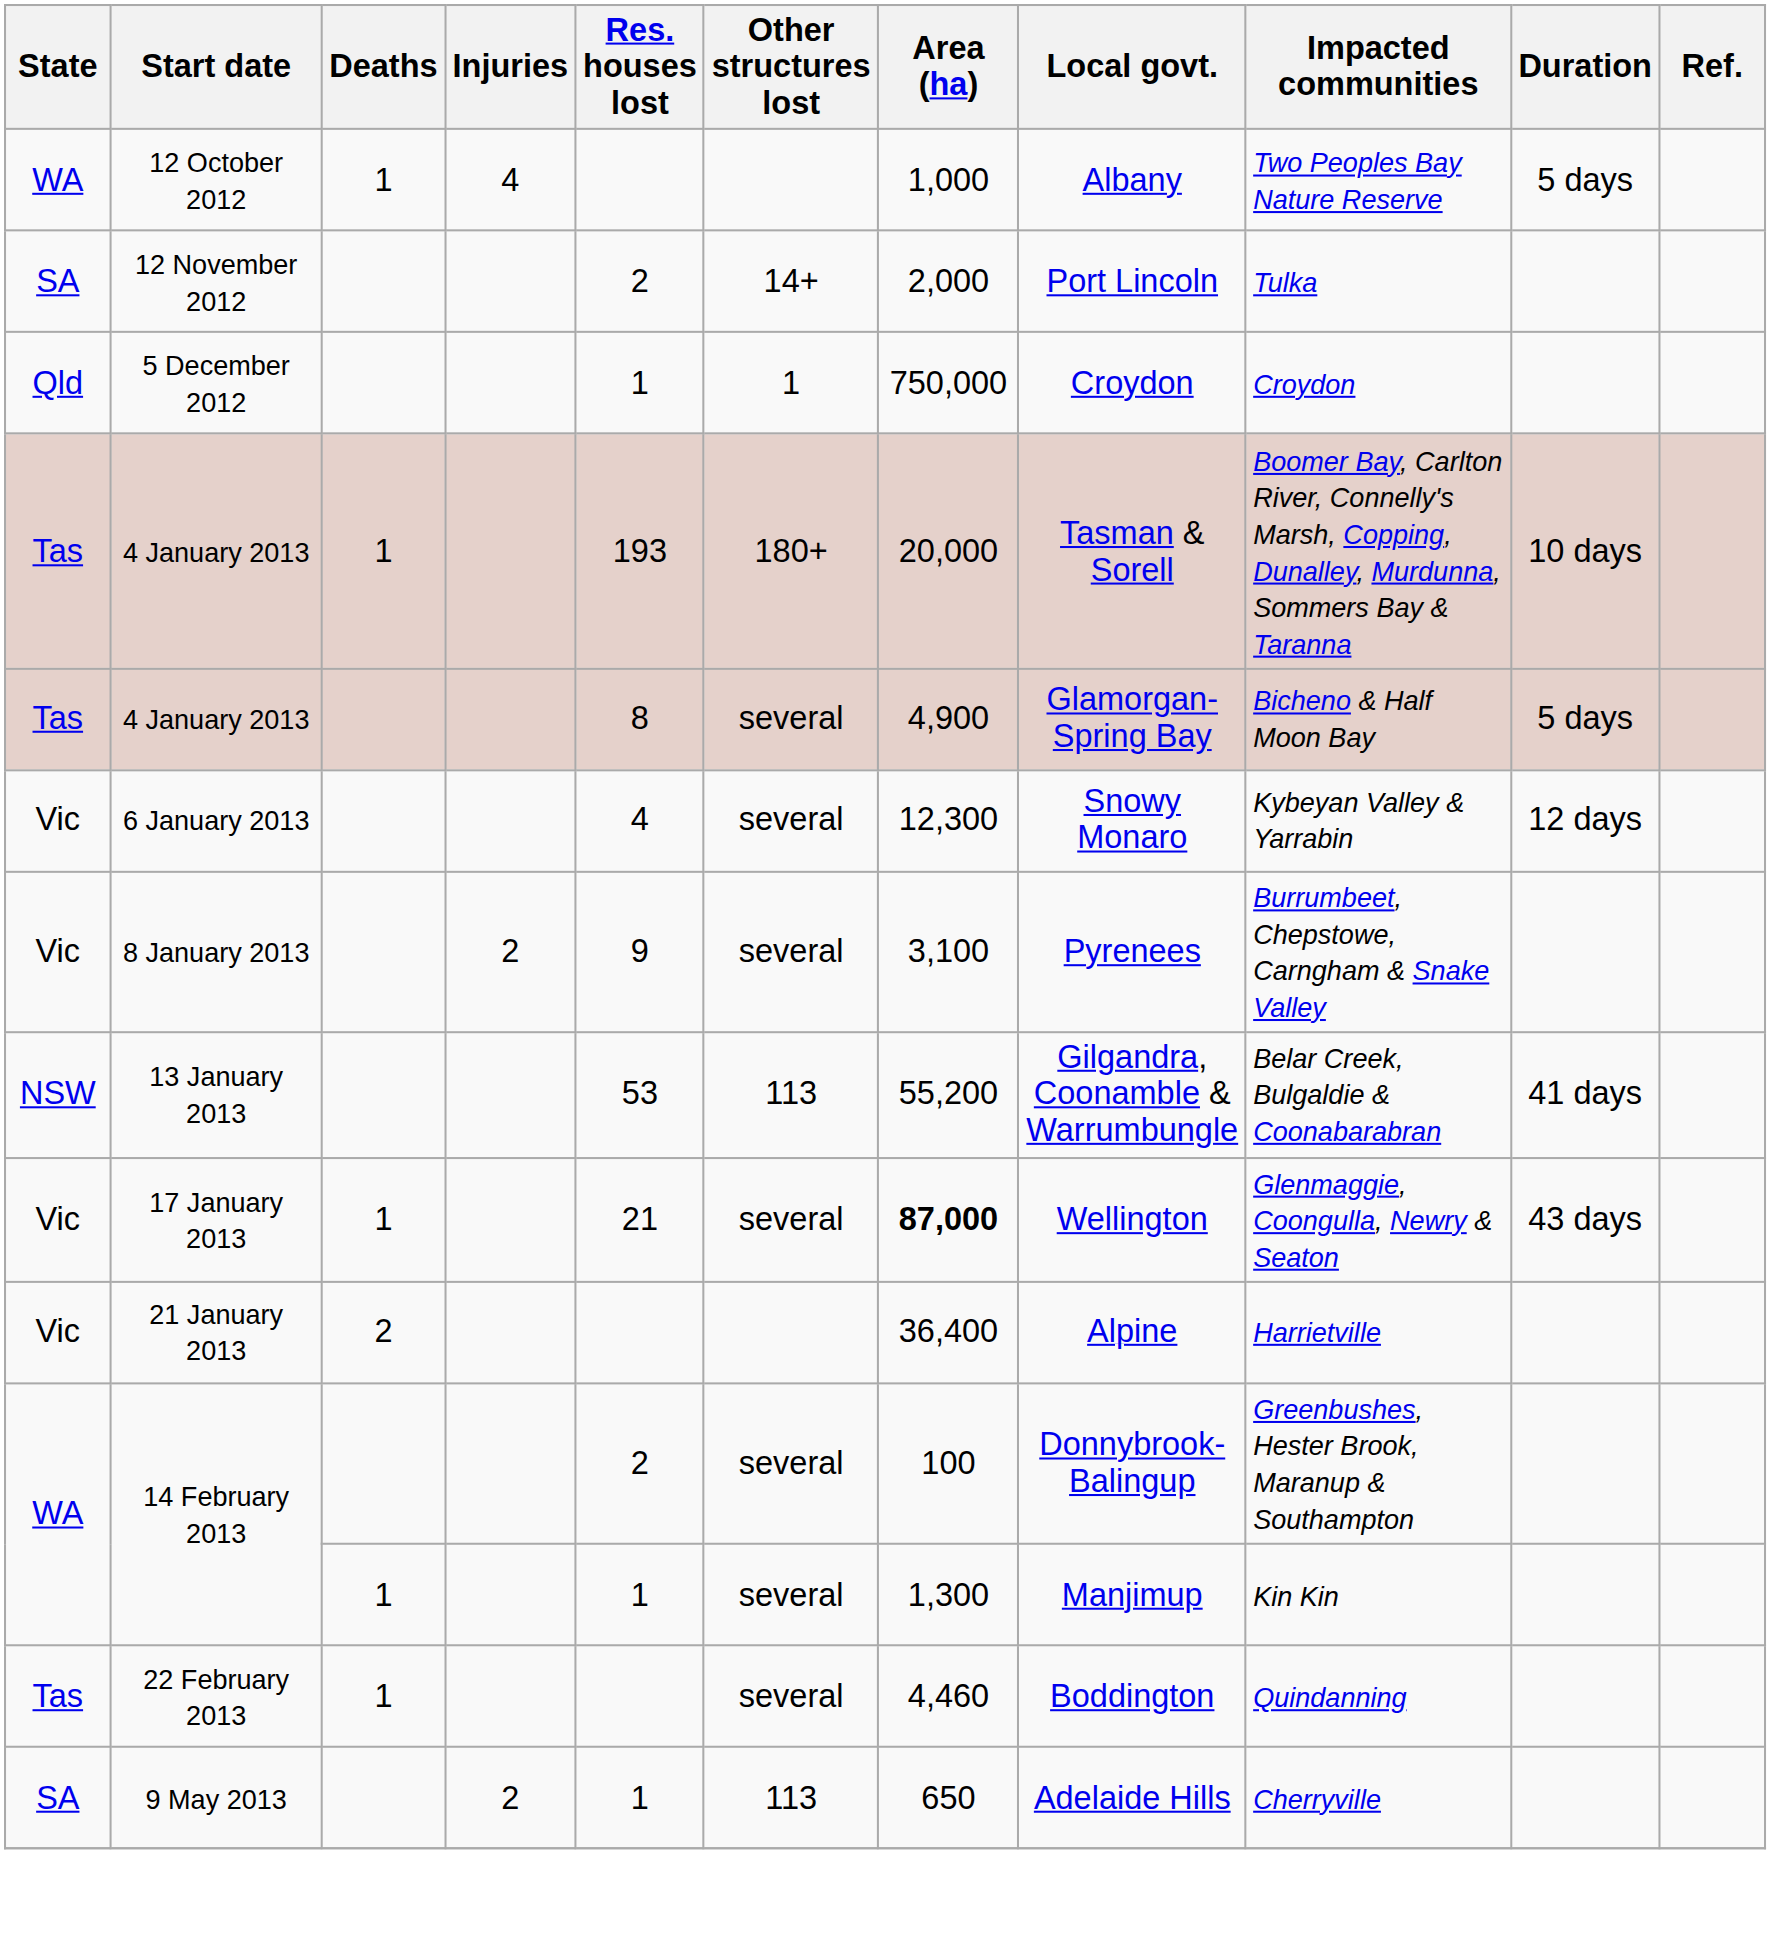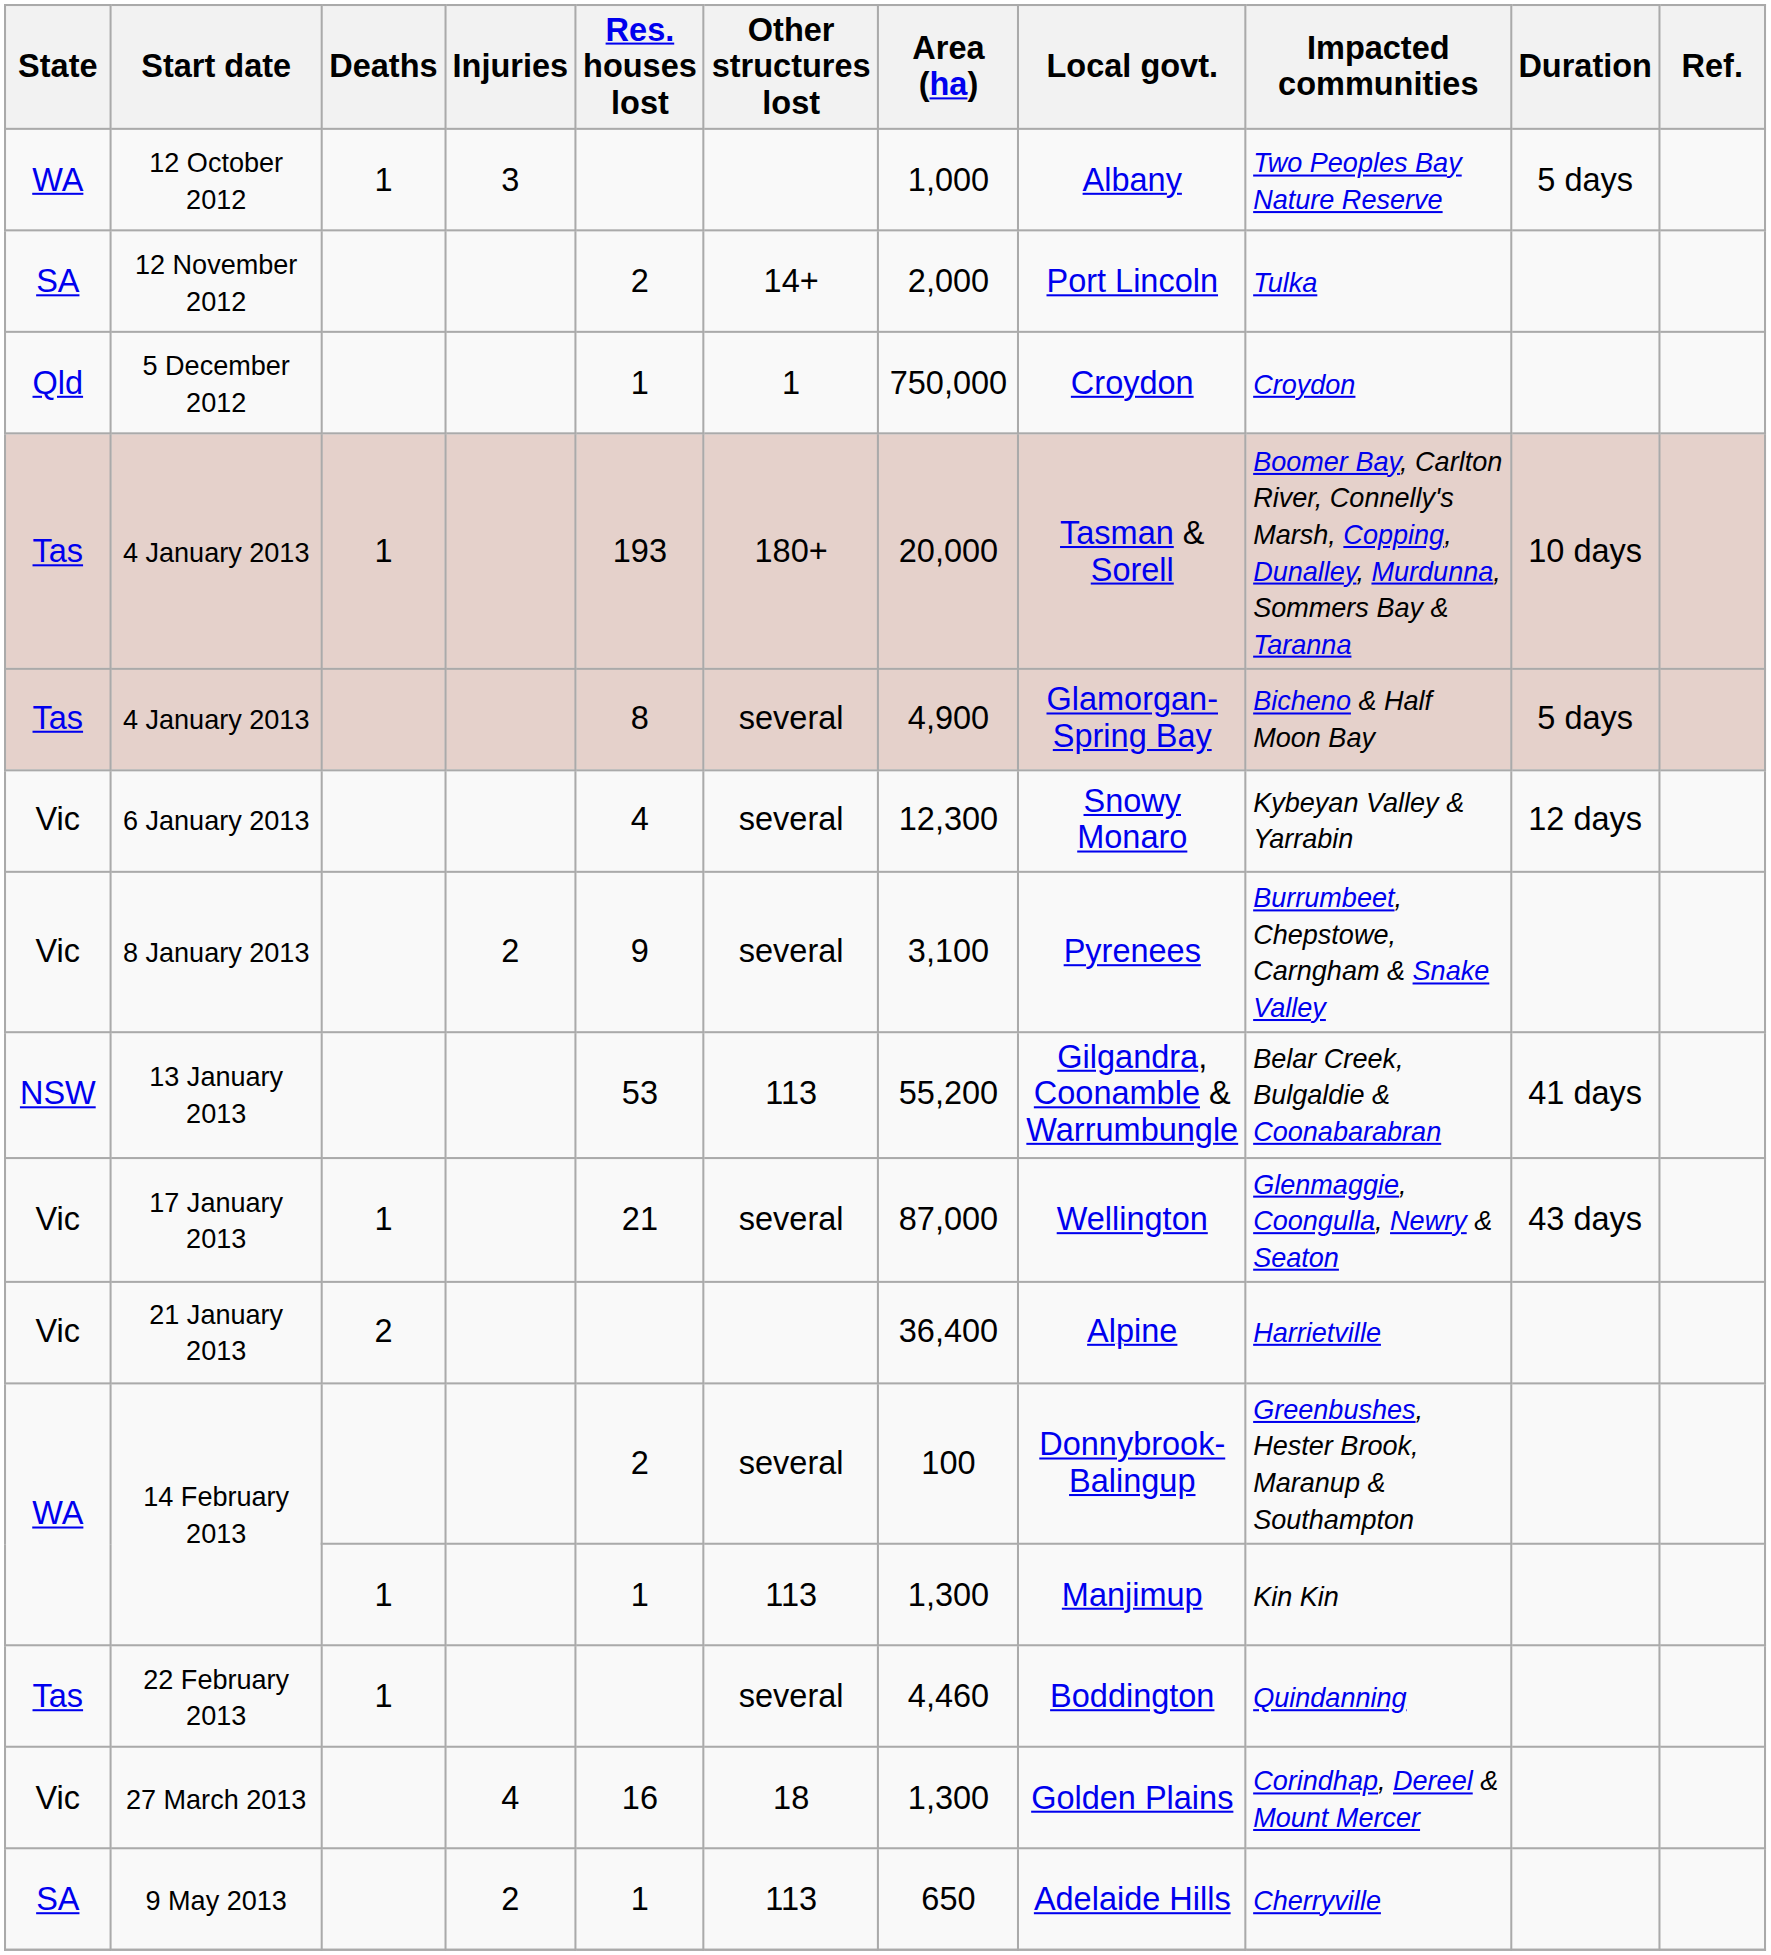(510, 179) 4 -> (510, 179) 3
(948, 1218) bold -> (948, 1218) normal
(791, 1594) several -> (791, 1594) 113
+ row: (216, 1799)
